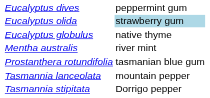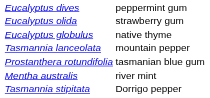(150, 21) lightblue background -> (150, 21) no background
rows swapped: (41, 48) <-> (53, 75)
